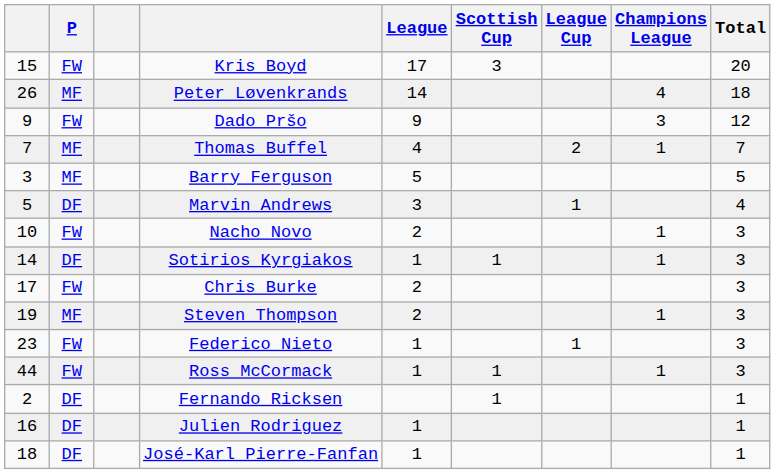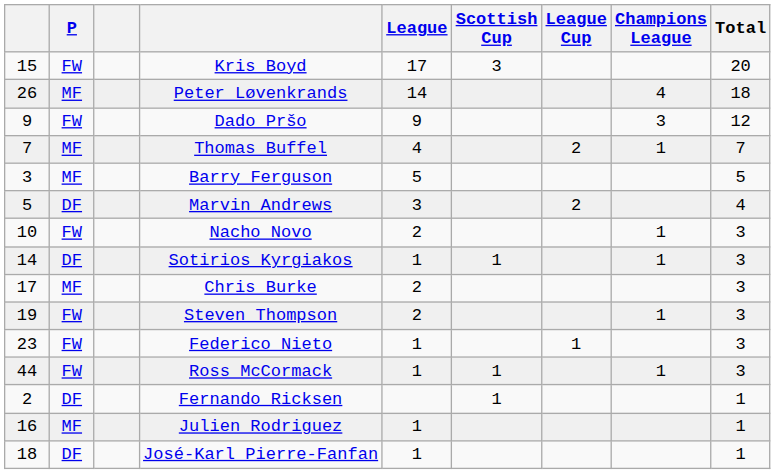(576, 205) 1 -> (576, 205) 2
(72, 288) FW -> (72, 288) MF
(72, 316) MF -> (72, 316) FW
(72, 427) DF -> (72, 427) MF
